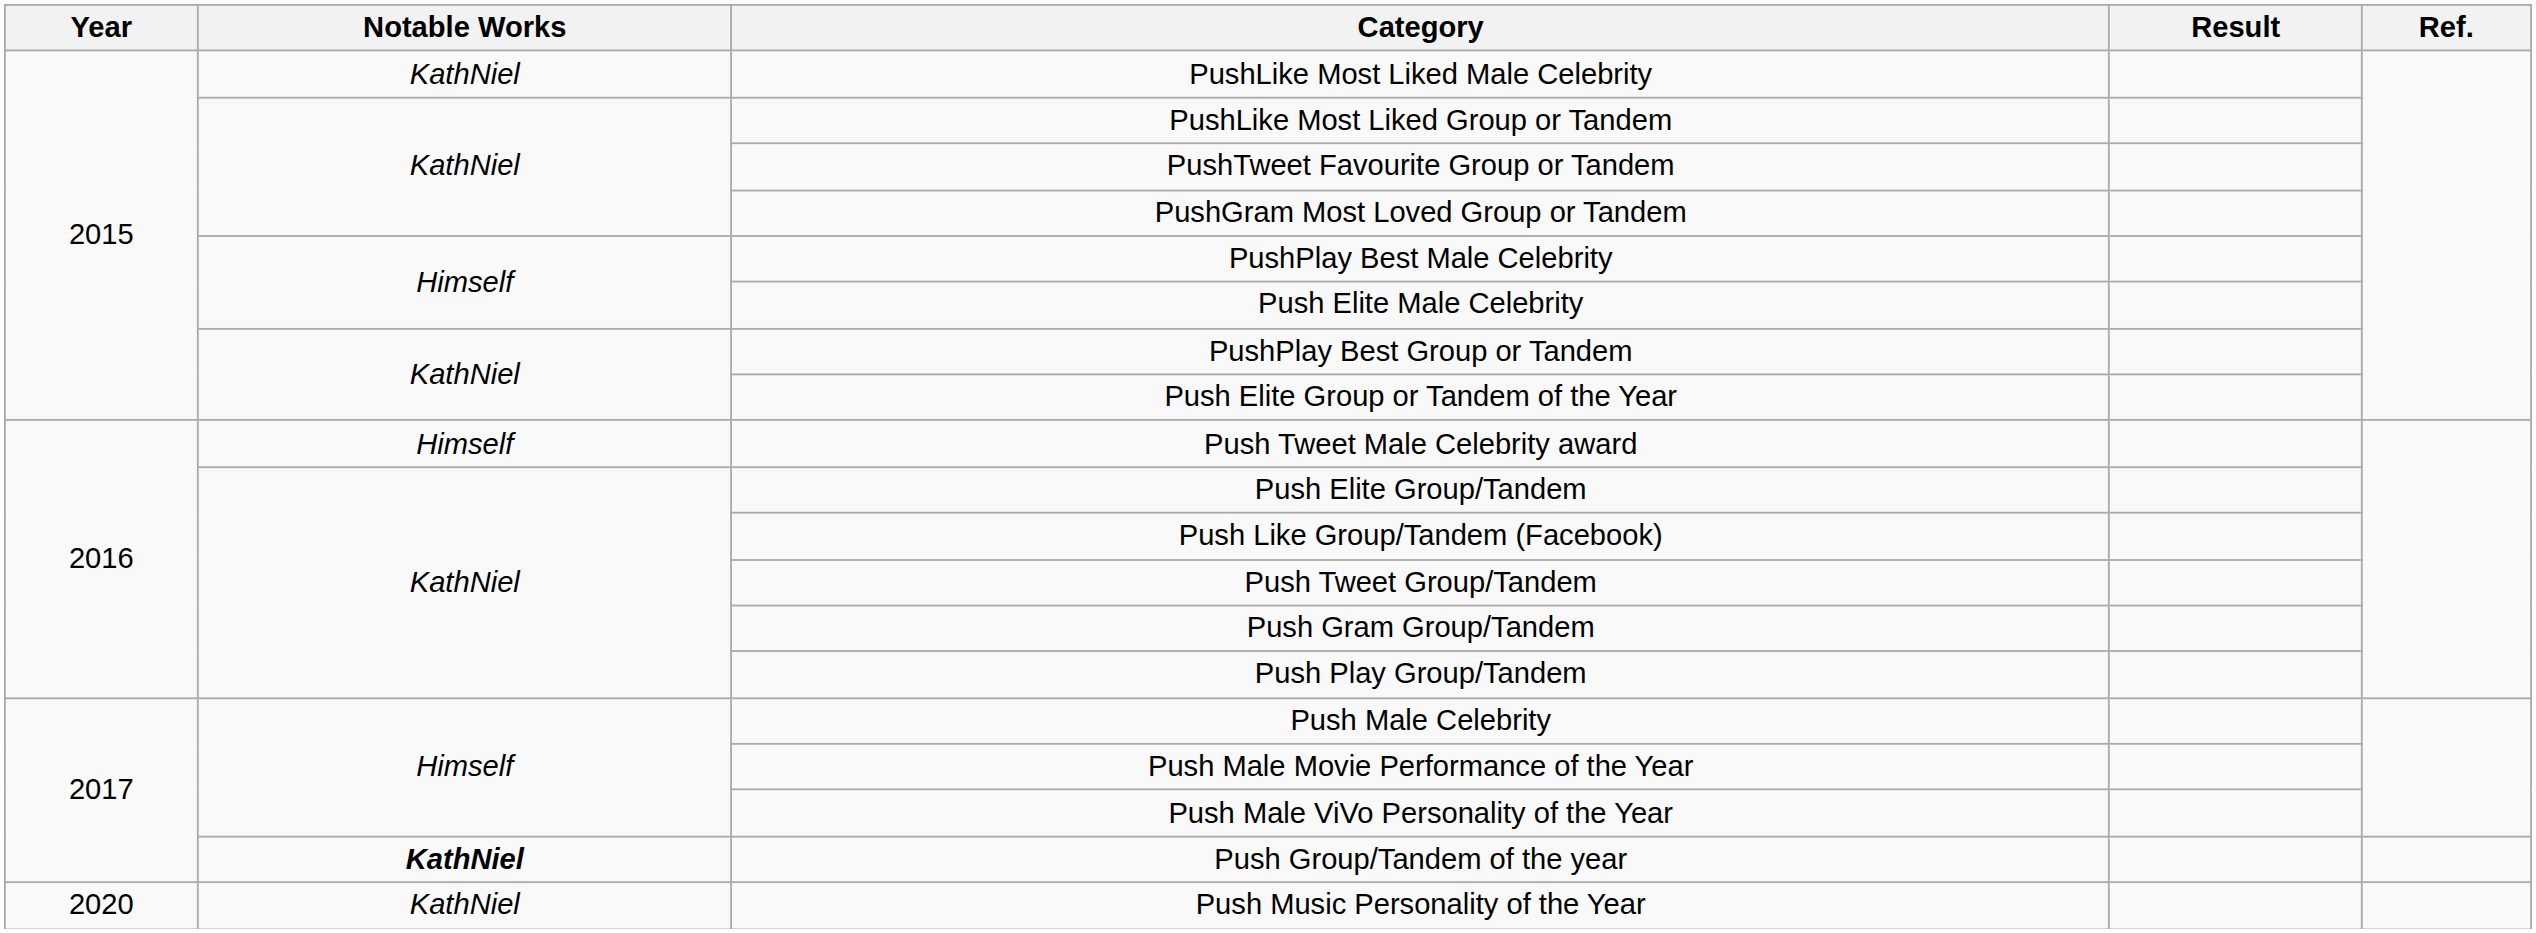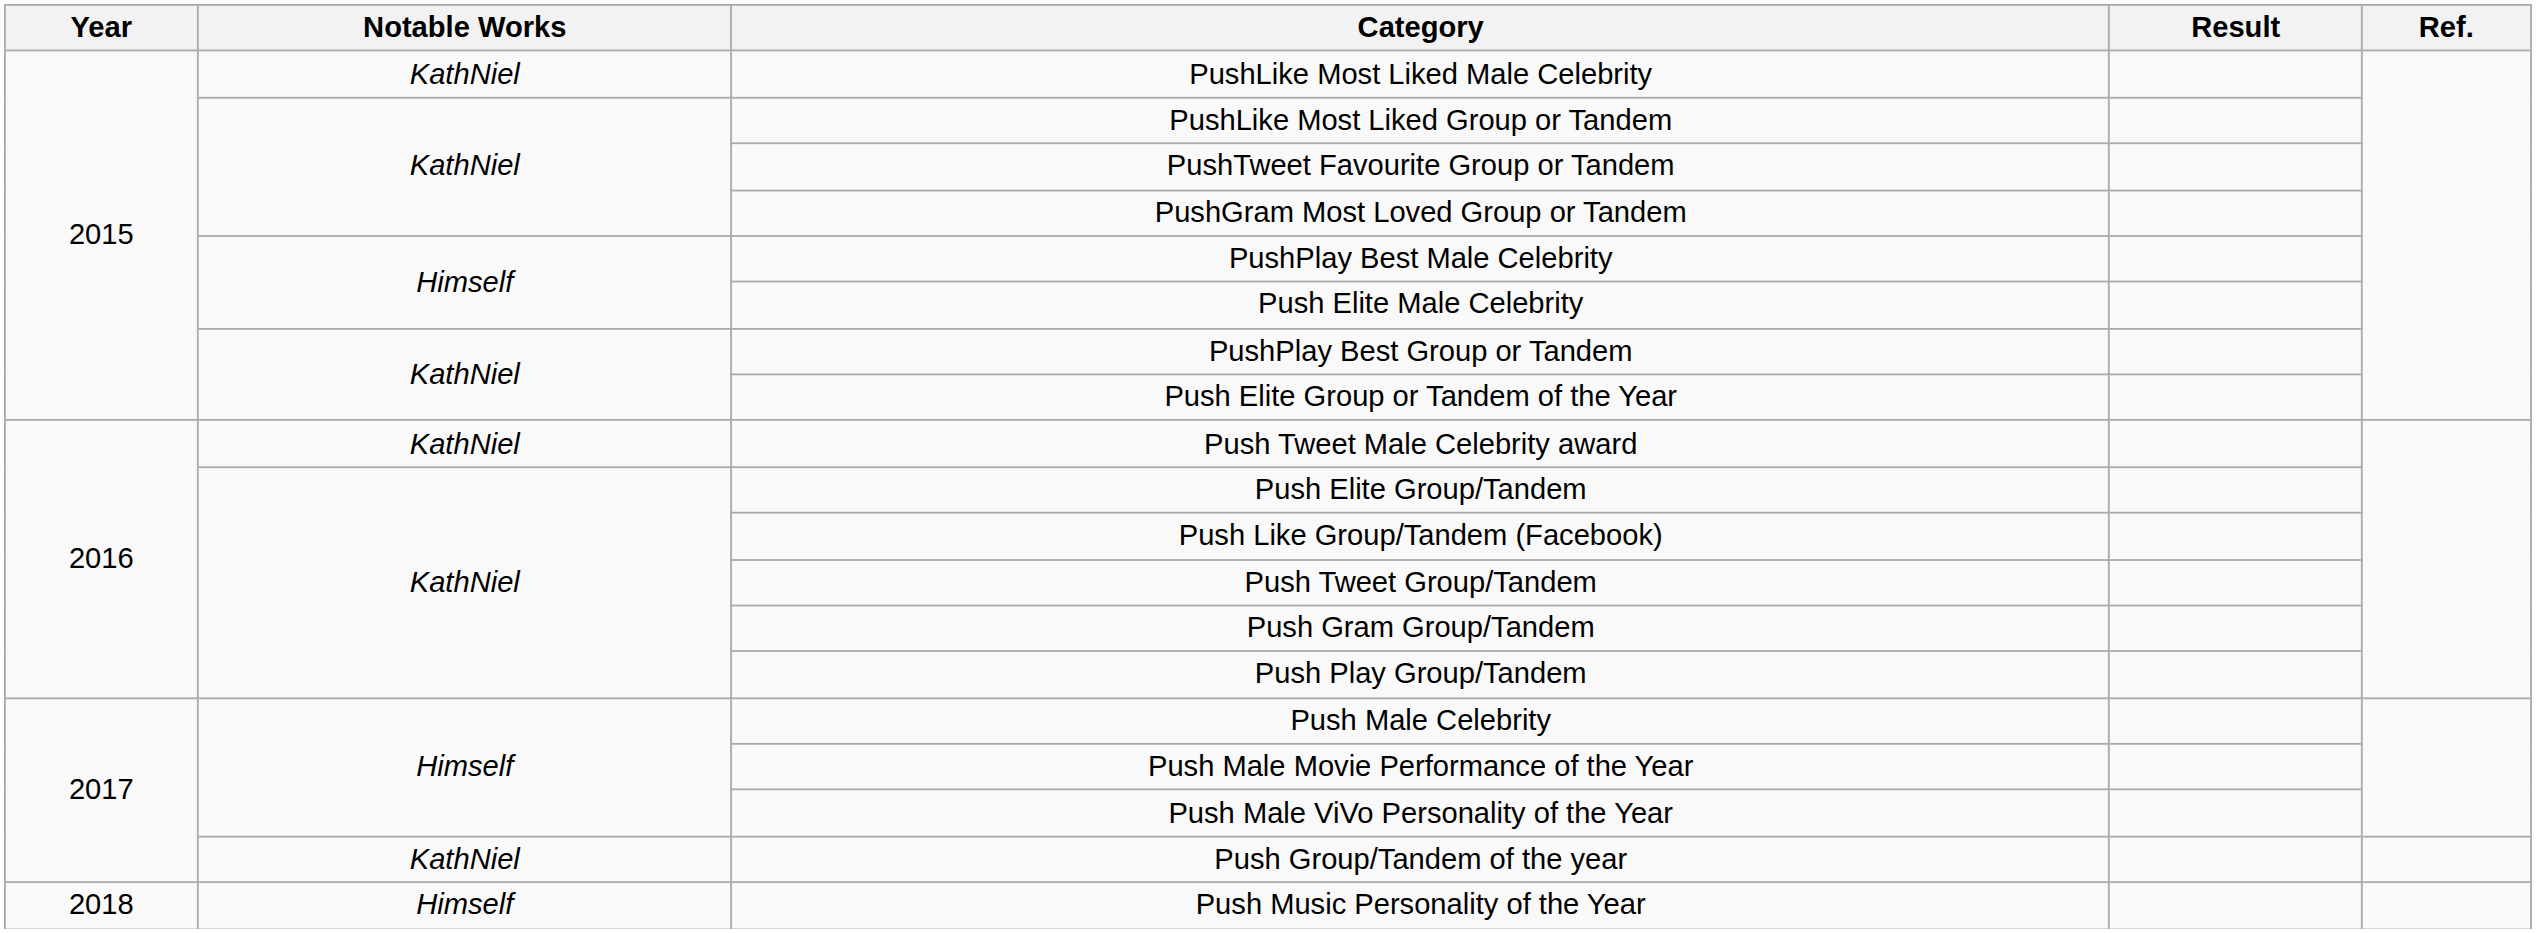(465, 443) Himself -> (465, 443) KathNiel
(465, 858) bold -> (465, 858) normal
(101, 905) 2020 -> (101, 905) 2018
(465, 905) KathNiel -> (465, 905) Himself
